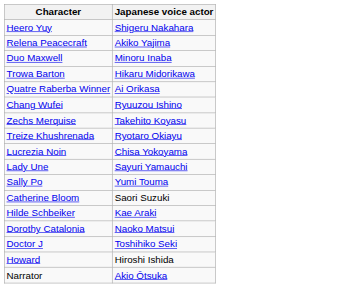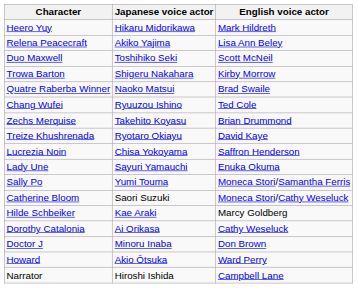+ column: (284, 12)
(154, 27) Shigeru Nakahara -> (155, 27) Hikaru Midorikawa
(143, 58) Minoru Inaba -> (146, 58) Toshihiko Seki
(155, 74) Hikaru Midorikawa -> (154, 74) Shigeru Nakahara
(137, 89) Ai Orikasa -> (145, 89) Naoko Matsui
(145, 228) Naoko Matsui -> (137, 228) Ai Orikasa
(146, 244) Toshihiko Seki -> (143, 244) Minoru Inaba
(144, 259) Hiroshi Ishida -> (141, 259) Akio Ōtsuka
(141, 275) Akio Ōtsuka -> (144, 275) Hiroshi Ishida
